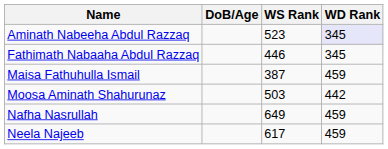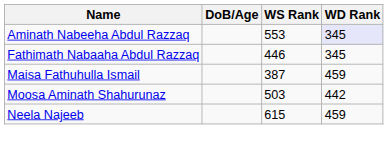(275, 35) 523 -> (275, 35) 553
- row: (53, 114)
(275, 134) 617 -> (275, 114) 615
